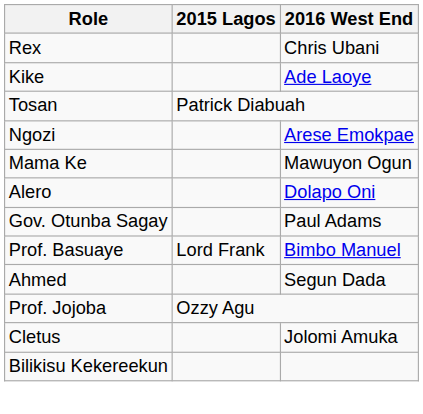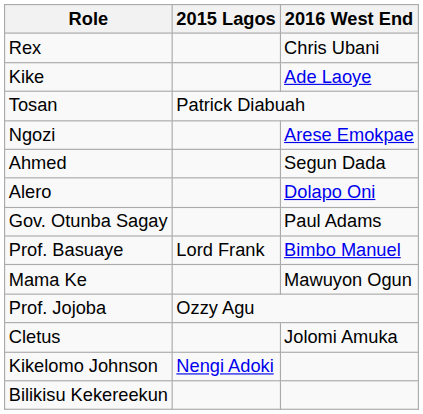rows swapped: (38, 279) <-> (48, 163)
+ row: (83, 366)
